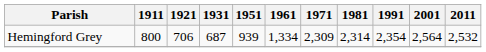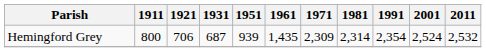(283, 36) 1,334 -> (283, 36) 1,435
(427, 36) 2,564 -> (427, 36) 2,524
